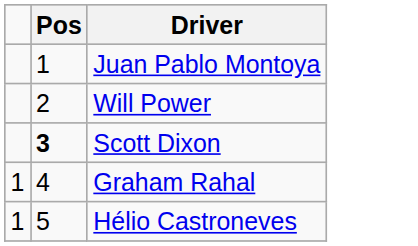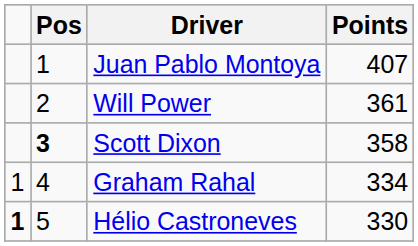+ column: (370, 25)
(18, 222) normal -> (18, 222) bold
